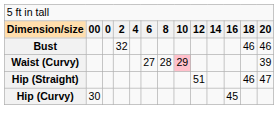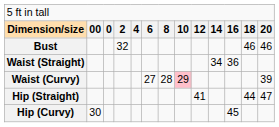+ row: (46, 63)
(199, 79) 51 -> (200, 96) 41
(249, 79) 46 -> (250, 96) 44
